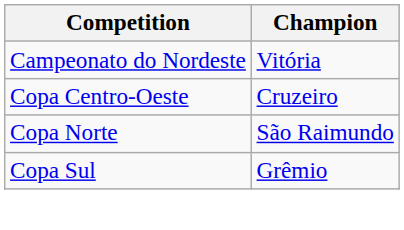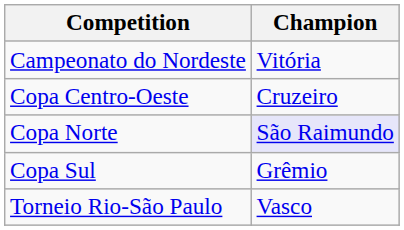(325, 133) no background -> (325, 133) lavender background
+ row: (116, 206)
